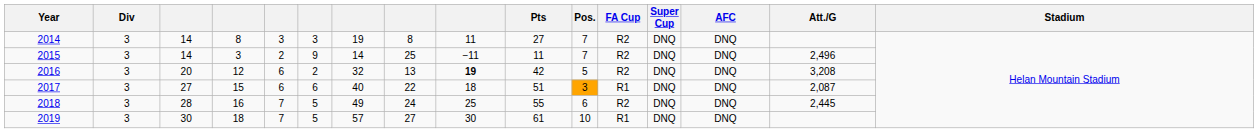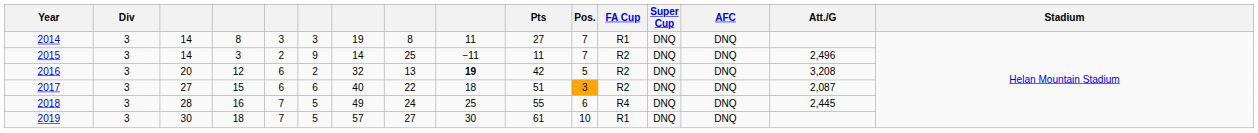(623, 39) R2 -> (623, 39) R1
(623, 87) R1 -> (623, 87) R2
(623, 103) R2 -> (623, 103) R4
